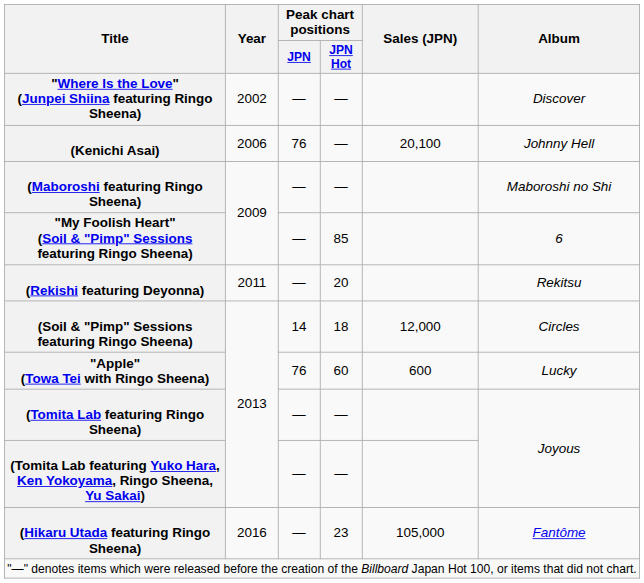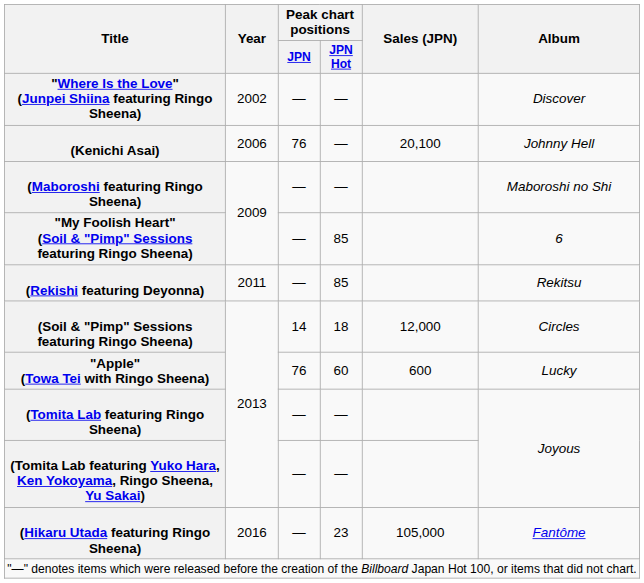(341, 282) 20 -> (341, 282) 85
